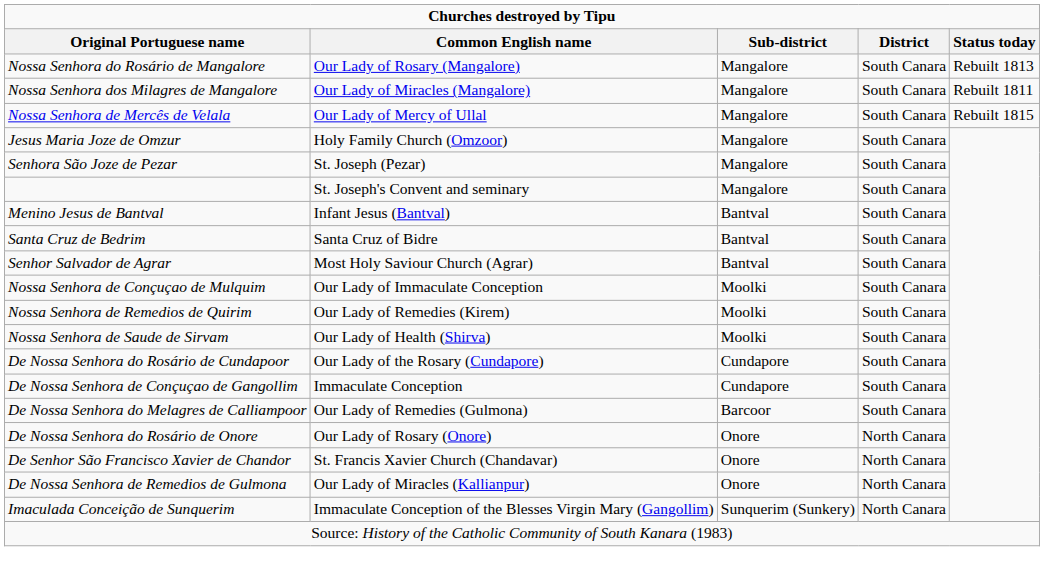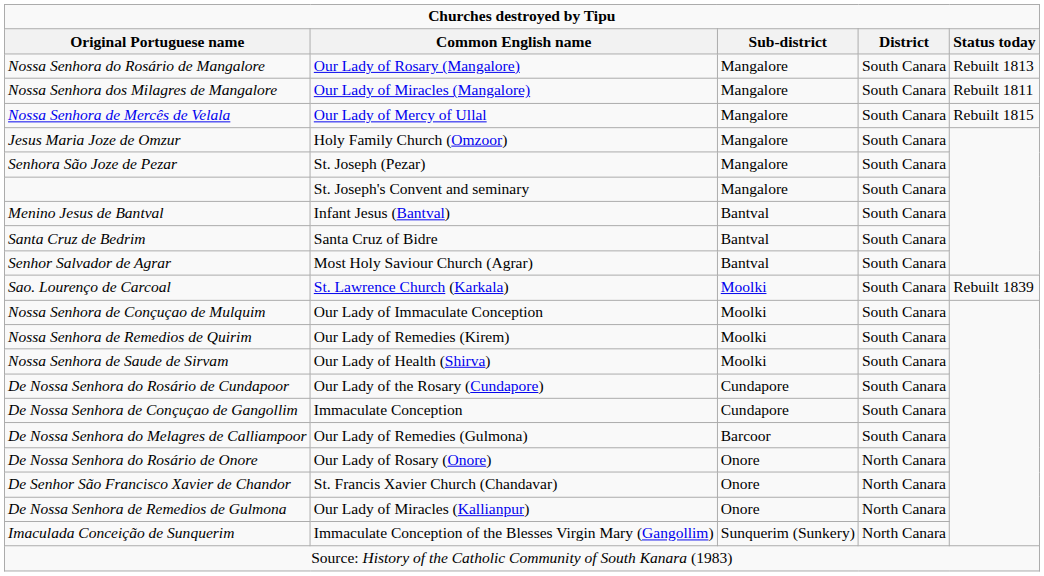+ row: (89, 287)
